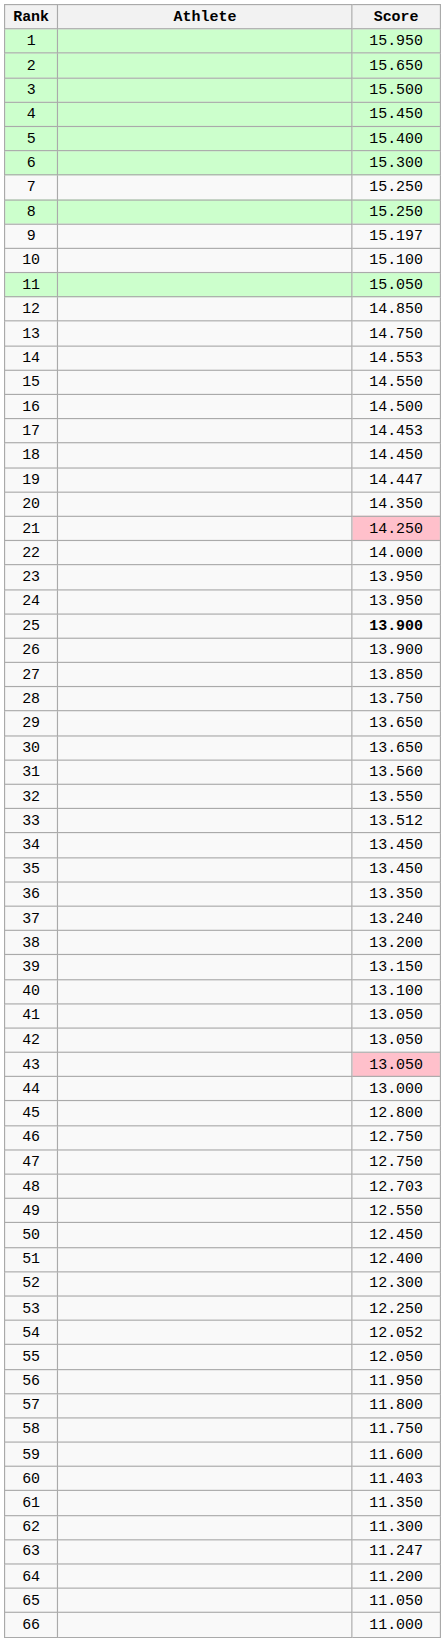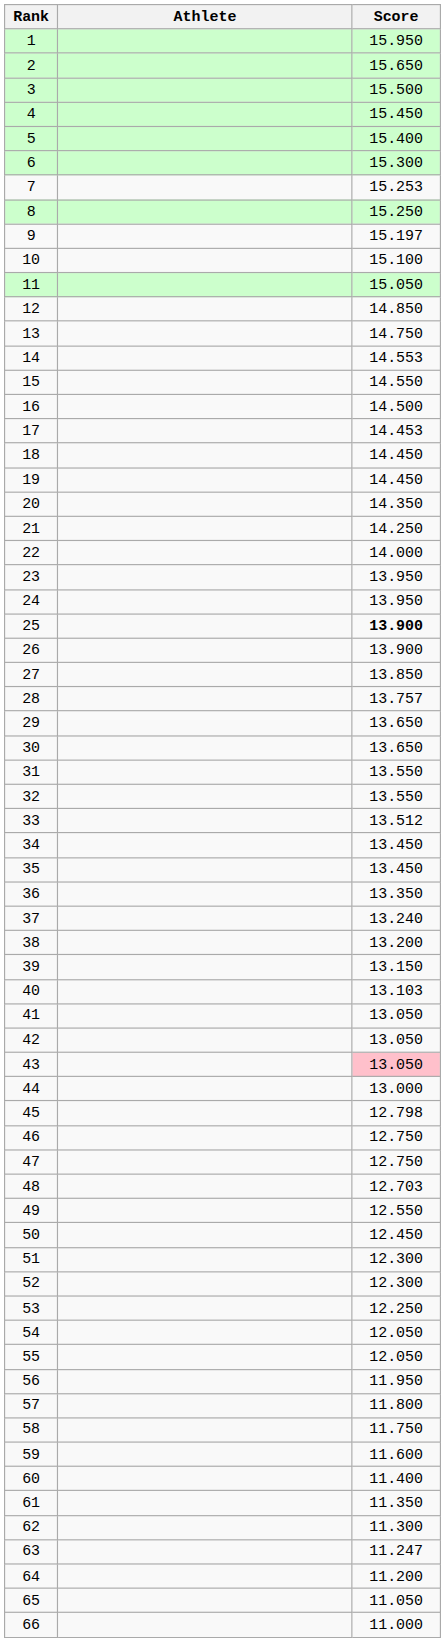(396, 187) 15.250 -> (396, 187) 15.253
(396, 480) 14.447 -> (396, 480) 14.450
(396, 528) pink background -> (396, 528) no background
(396, 699) 13.750 -> (396, 699) 13.757
(396, 772) 13.560 -> (396, 772) 13.550
(396, 991) 13.100 -> (396, 991) 13.103
(396, 1113) 12.800 -> (396, 1113) 12.798
(396, 1259) 12.400 -> (396, 1259) 12.300
(396, 1333) 12.052 -> (396, 1333) 12.050
(396, 1479) 11.403 -> (396, 1479) 11.400
